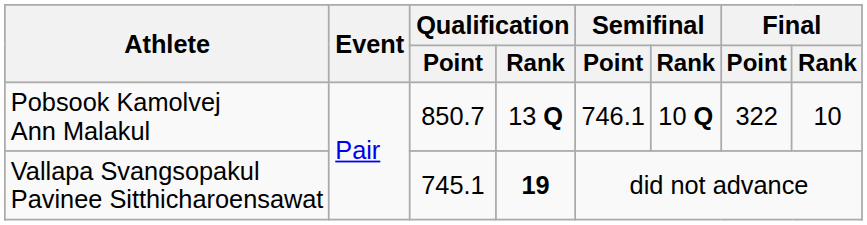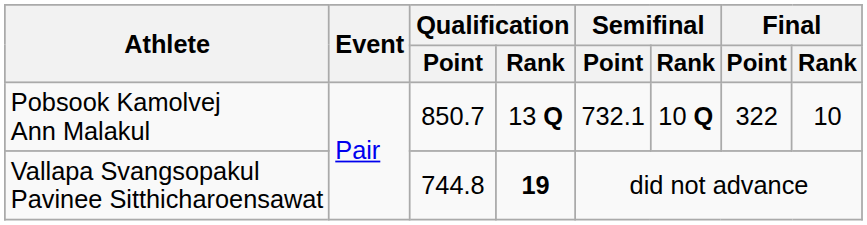(613, 117) 746.1 -> (613, 117) 732.1
(453, 185) 745.1 -> (453, 185) 744.8
